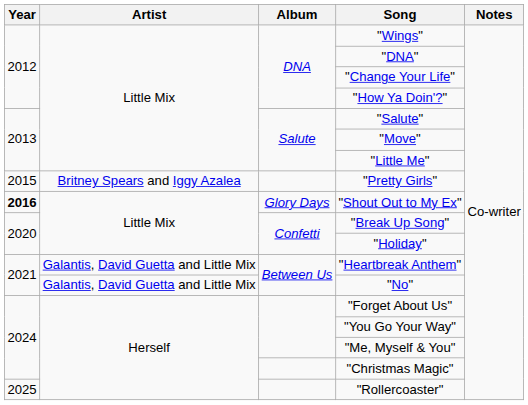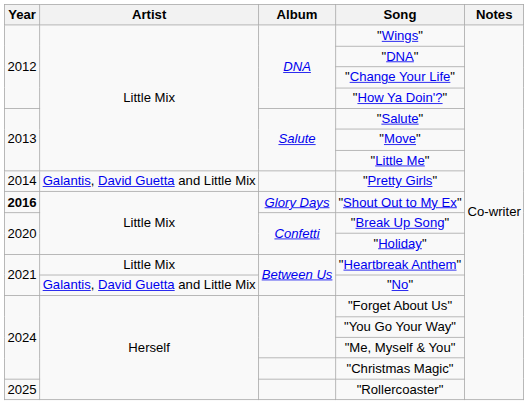(22, 181) 2015 -> (22, 181) 2014
(149, 181) Britney Spears and Iggy Azalea -> (149, 181) Galantis, David Guetta and Little Mix
(149, 264) Galantis, David Guetta and Little Mix -> (149, 264) Little Mix
